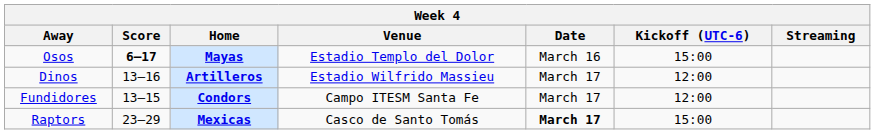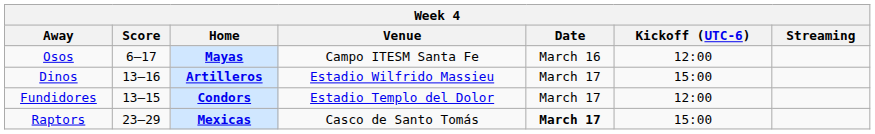(141, 56) bold -> (141, 56) normal
(402, 56) Estadio Templo del Dolor -> (402, 56) Campo ITESM Santa Fe
(693, 56) 15:00 -> (693, 56) 12:00
(693, 77) 12:00 -> (693, 77) 15:00
(402, 98) Campo ITESM Santa Fe -> (402, 98) Estadio Templo del Dolor
